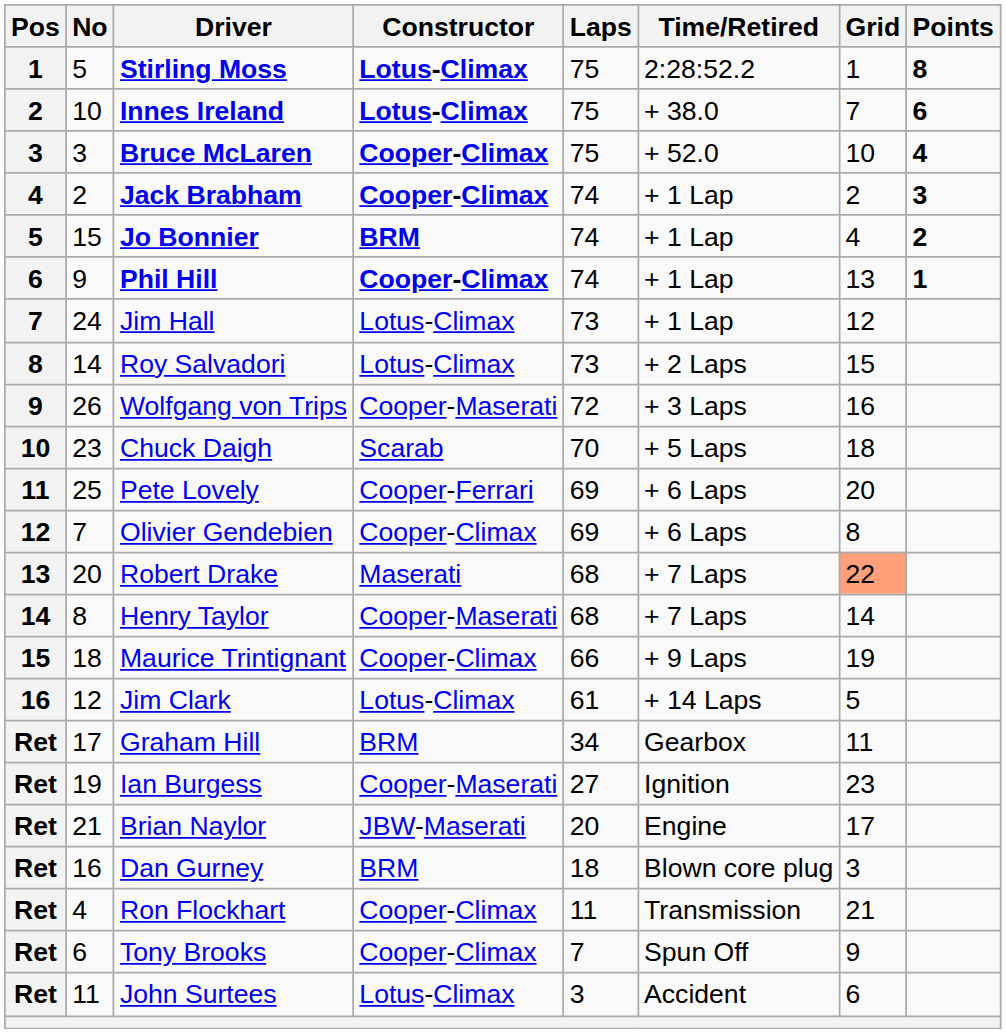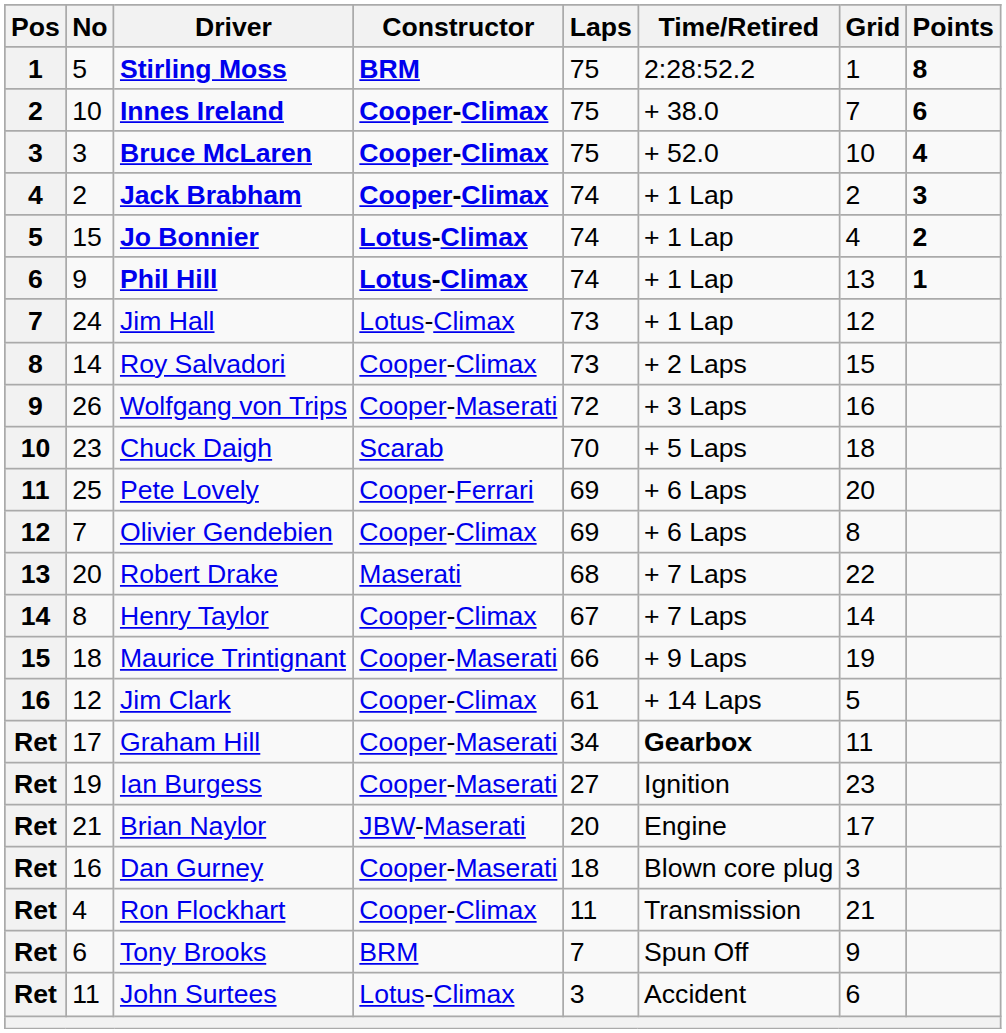(444, 68) Lotus-Climax -> (390, 68) BRM
(444, 110) Lotus-Climax -> (454, 110) Cooper-Climax
(390, 237) BRM -> (444, 237) Lotus-Climax
(454, 279) Cooper-Climax -> (444, 279) Lotus-Climax
(437, 363) Lotus-Climax -> (448, 363) Cooper-Climax
(860, 574) lightsalmon background -> (860, 574) no background
(458, 616) Cooper-Maserati -> (448, 616) Cooper-Climax
(584, 616) 68 -> (584, 616) 67
(448, 658) Cooper-Climax -> (458, 658) Cooper-Maserati
(437, 700) Lotus-Climax -> (448, 700) Cooper-Climax
(389, 742) BRM -> (458, 742) Cooper-Maserati
(695, 742) normal -> (698, 742) bold
(389, 868) BRM -> (458, 868) Cooper-Maserati
(448, 953) Cooper-Climax -> (389, 953) BRM
